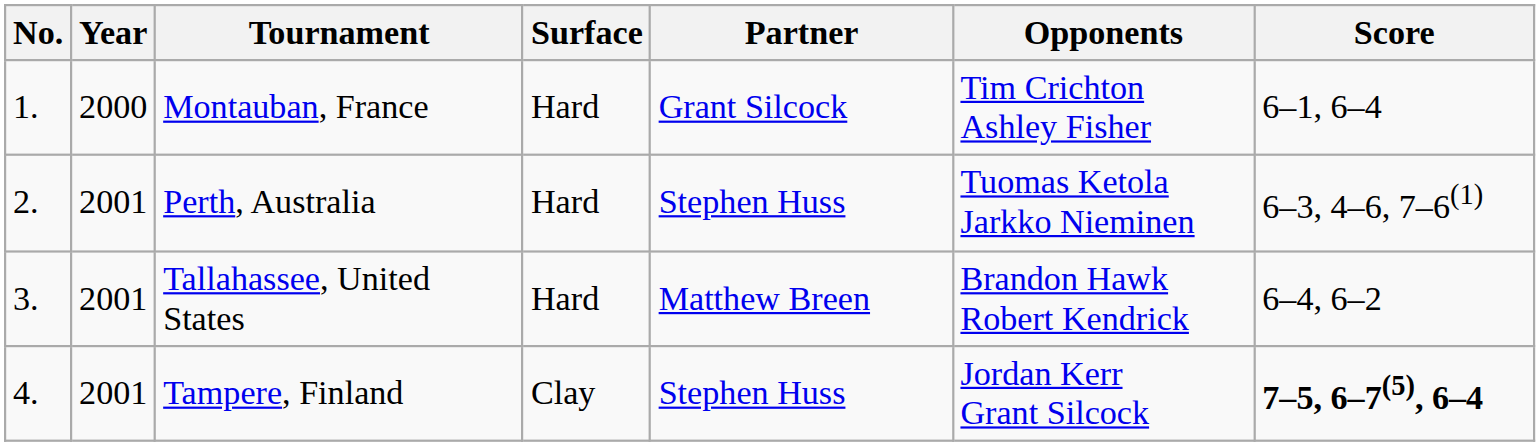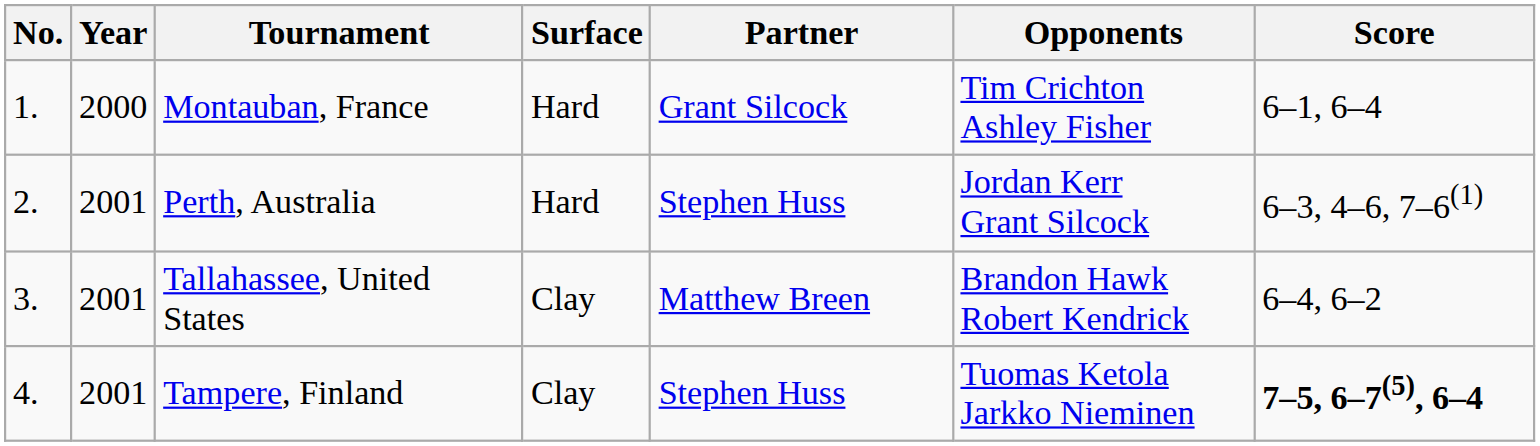(1078, 201) Tuomas Ketola Jarkko Nieminen -> (1055, 201) Jordan Kerr Grant Silcock
(565, 296) Hard -> (563, 296) Clay
(1055, 391) Jordan Kerr Grant Silcock -> (1078, 391) Tuomas Ketola Jarkko Nieminen
